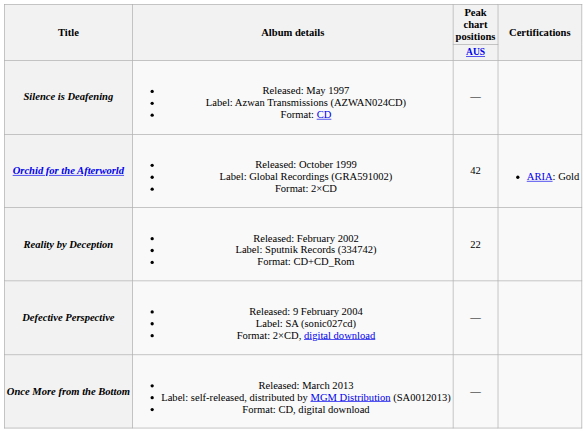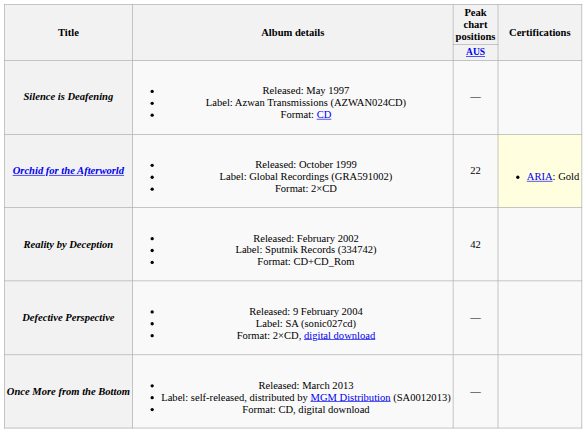(476, 170) 42 -> (476, 170) 22
(540, 177) no background -> (540, 177) lightyellow background
(476, 244) 22 -> (476, 244) 42
